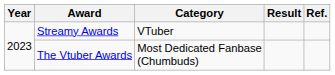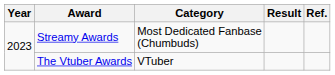(155, 31) VTuber -> (199, 37) Most Dedicated Fanbase (Chumbuds)
(199, 55) Most Dedicated Fanbase (Chumbuds) -> (155, 61) VTuber
